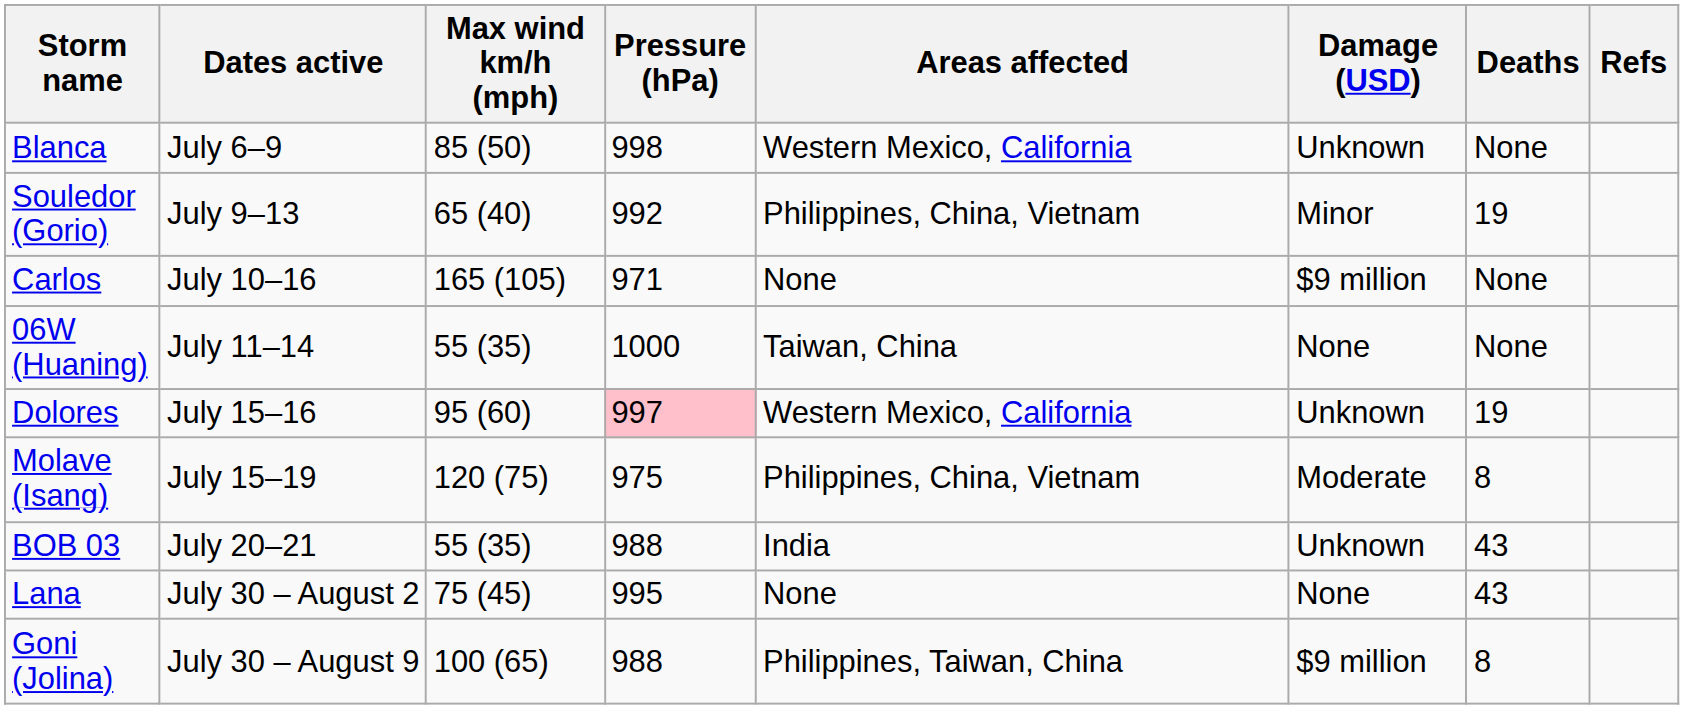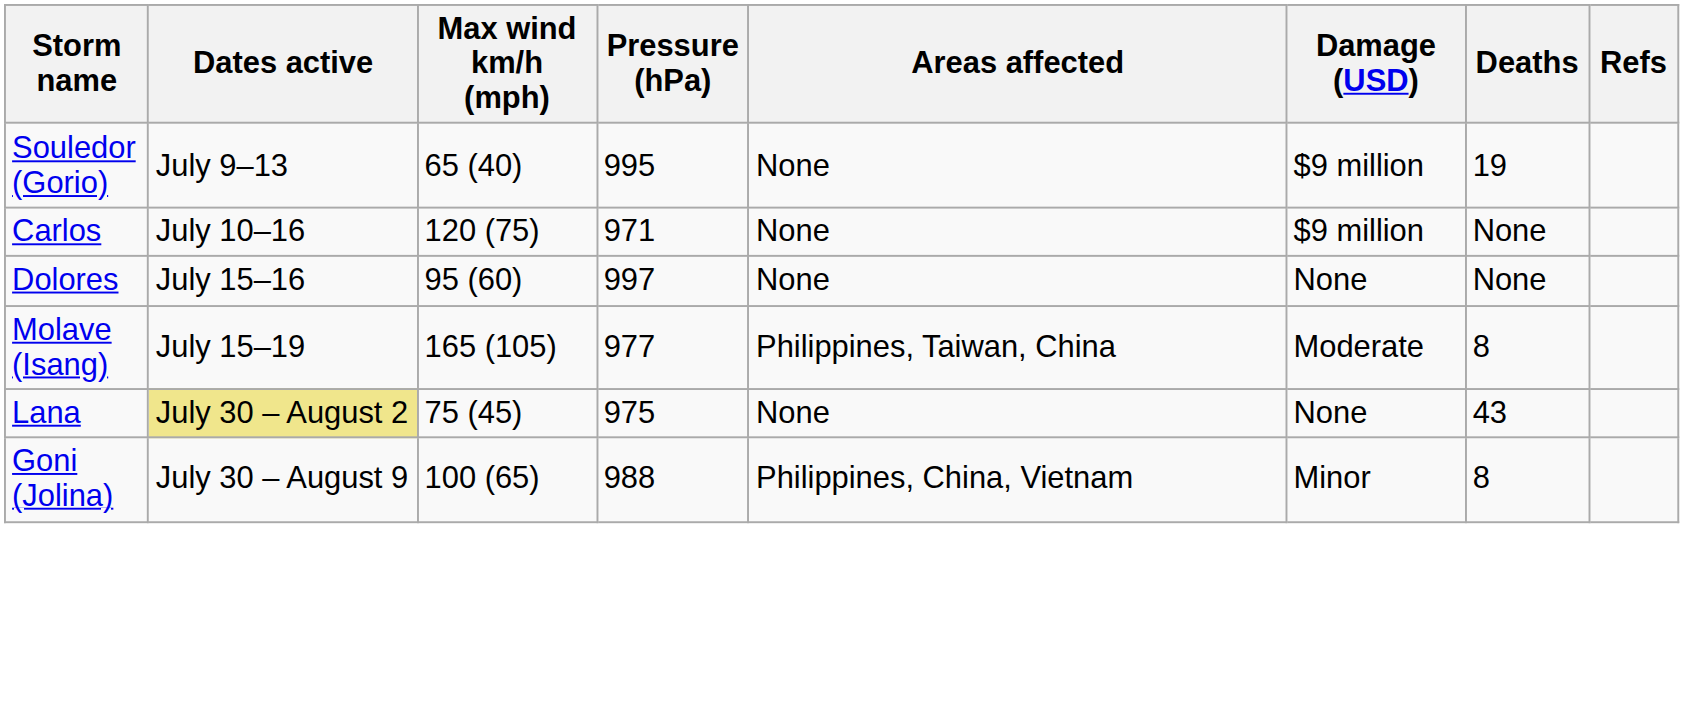- row: (59, 147)
(637, 213) 992 -> (629, 164) 995
(952, 213) Philippines, China, Vietnam -> (793, 164) None
(1335, 213) Minor -> (1359, 164) $9 million
(500, 280) 165 (105) -> (482, 231) 120 (75)
- row: (80, 346)
(637, 412) pink background -> (629, 280) no background
(947, 412) Western Mexico, California -> (793, 280) None
(1361, 412) Unknown -> (1330, 280) None
(1491, 412) 19 -> (1510, 280) None
(491, 479) 120 (75) -> (491, 346) 165 (105)
(637, 479) 975 -> (629, 346) 977
(952, 479) Philippines, China, Vietnam -> (936, 346) Philippines, Taiwan, China
- row: (66, 545)
(293, 594) no background -> (282, 412) khaki background
(637, 594) 995 -> (629, 412) 975
(943, 660) Philippines, Taiwan, China -> (945, 479) Philippines, China, Vietnam
(1362, 660) $9 million -> (1332, 479) Minor
